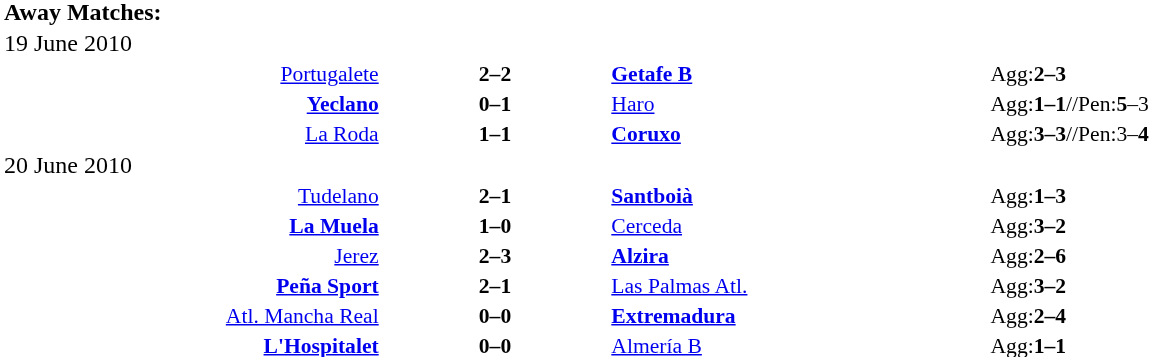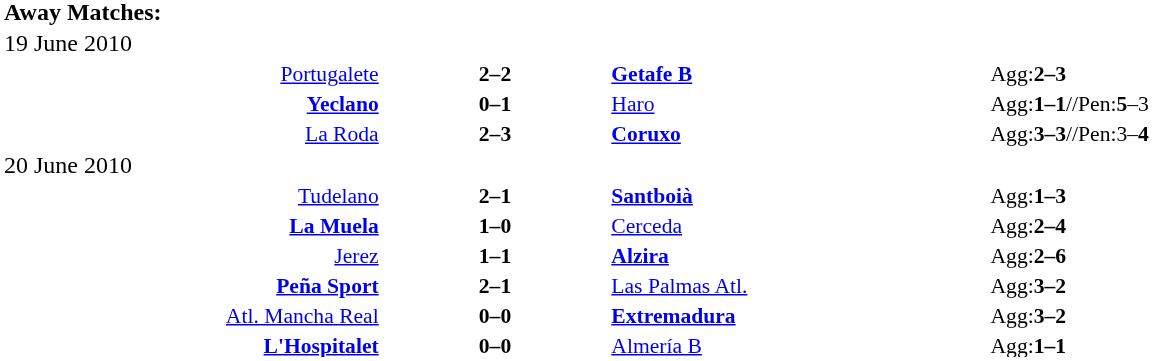(495, 134) 1–1 -> (495, 134) 2–3
(1028, 225) Agg:3–2 -> (1028, 225) Agg:2–4
(495, 255) 2–3 -> (495, 255) 1–1
(1028, 315) Agg:2–4 -> (1028, 315) Agg:3–2
